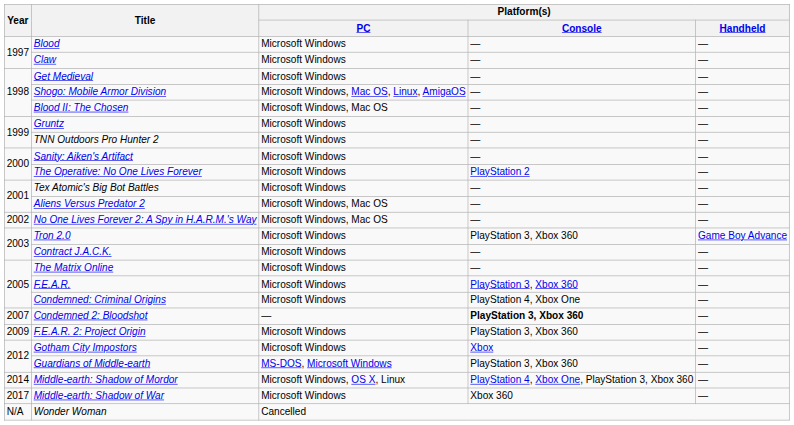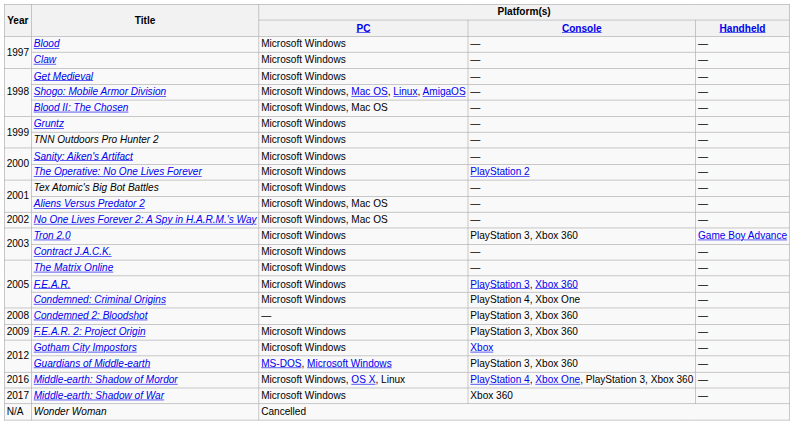(18, 316) 2007 -> (18, 316) 2008
(527, 316) bold -> (524, 316) normal
(18, 380) 2014 -> (18, 380) 2016
